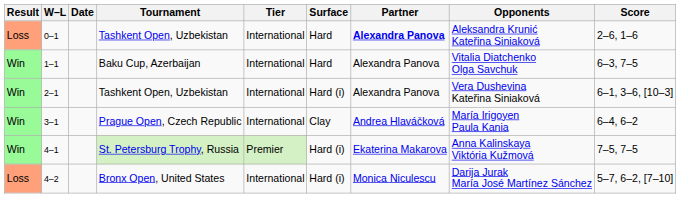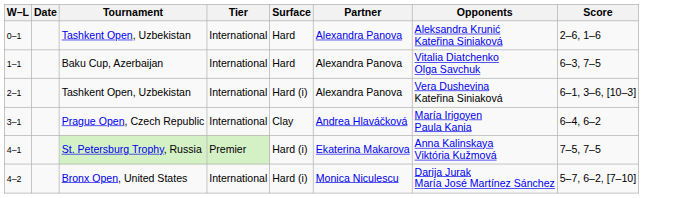- column: (23, 12)
(399, 35) bold -> (359, 35) normal
